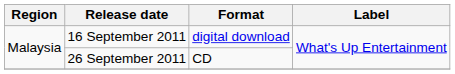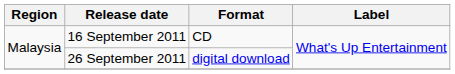(241, 36) digital download -> (202, 36) CD
(202, 58) CD -> (241, 58) digital download
